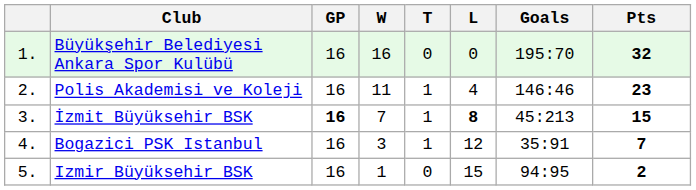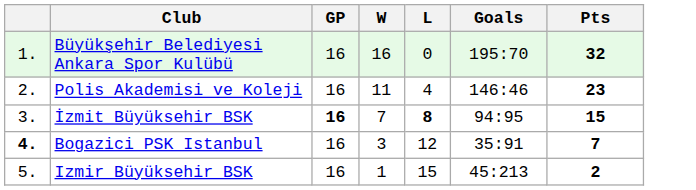- column: (427, 18)
(545, 118) 45:213 -> (499, 118) 94:95
(28, 145) normal -> (28, 145) bold
(545, 172) 94:95 -> (499, 172) 45:213
